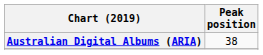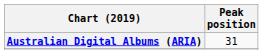(231, 41) 38 -> (231, 41) 31
